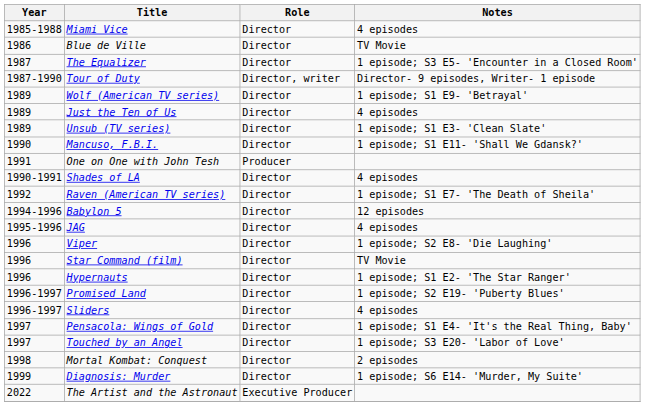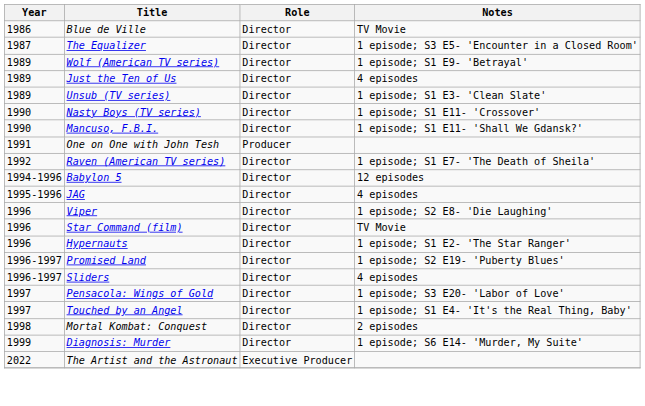- row: (97, 29)
- row: (103, 79)
+ row: (134, 112)
- row: (103, 178)
(494, 327) 1 episode; S1 E4- 'It's the Real Thing, Baby' -> (461, 294) 1 episode; S3 E20- 'Labor of Love'
(461, 343) 1 episode; S3 E20- 'Labor of Love' -> (494, 310) 1 episode; S1 E4- 'It's the Real Thing, Baby'
